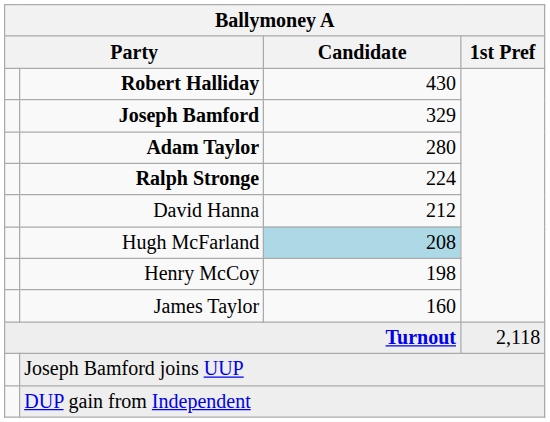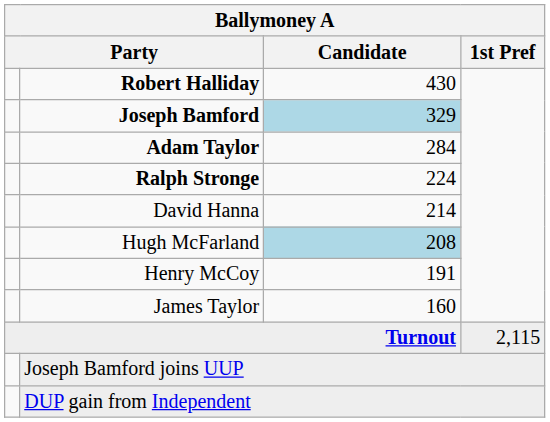(441, 115) no background -> (441, 115) lightblue background
(441, 147) 280 -> (441, 147) 284
(441, 210) 212 -> (441, 210) 214
(441, 274) 198 -> (441, 274) 191
(518, 337) 2,118 -> (518, 337) 2,115
